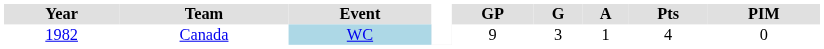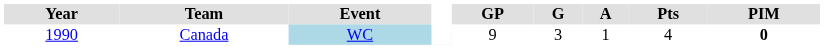(62, 34) 1982 -> (62, 34) 1990
(764, 34) normal -> (764, 34) bold
